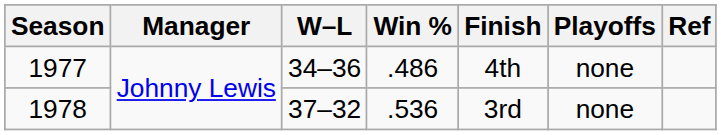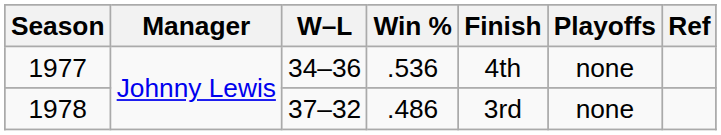(413, 67) .486 -> (413, 67) .536
(413, 109) .536 -> (413, 109) .486
